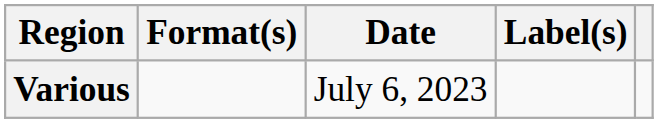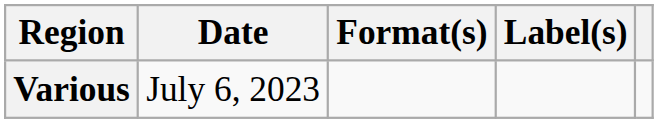columns swapped: (401, 32) <-> (222, 32)
